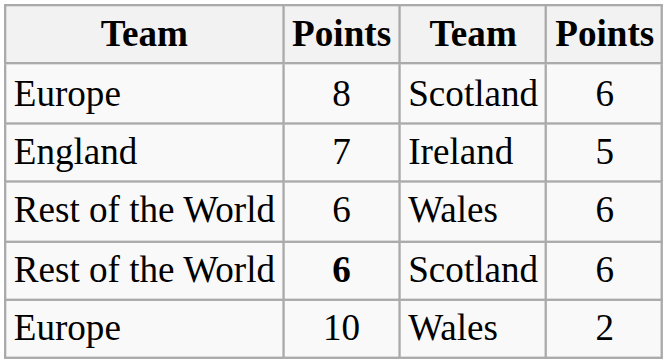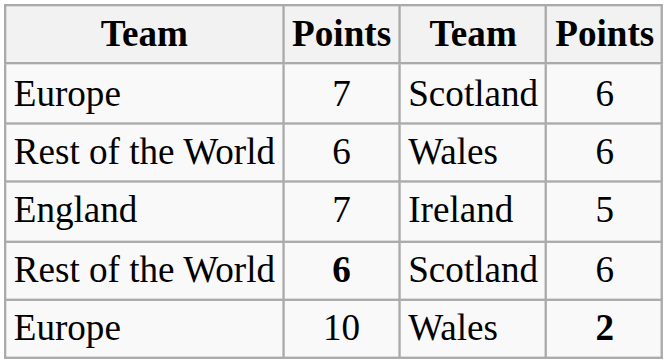(342, 92) 8 -> (342, 92) 7
rows swapped: (144, 210) <-> (76, 151)
(605, 328) normal -> (605, 328) bold
